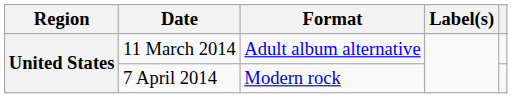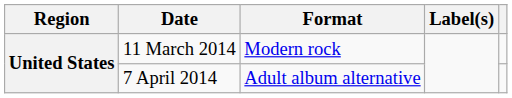(333, 48) Adult album alternative -> (293, 48) Modern rock
(293, 78) Modern rock -> (333, 78) Adult album alternative
